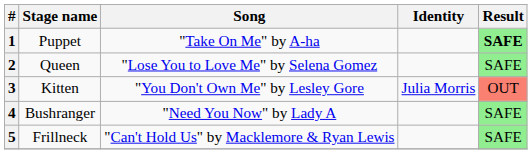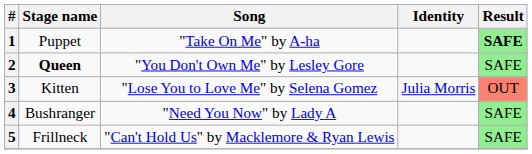(60, 64) normal -> (60, 64) bold
(249, 64) "Lose You to Love Me" by Selena Gomez -> (249, 64) "You Don't Own Me" by Lesley Gore
(249, 88) "You Don't Own Me" by Lesley Gore -> (249, 88) "Lose You to Love Me" by Selena Gomez
